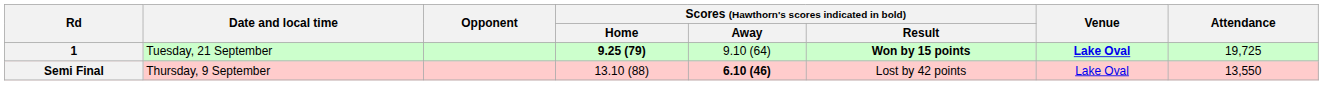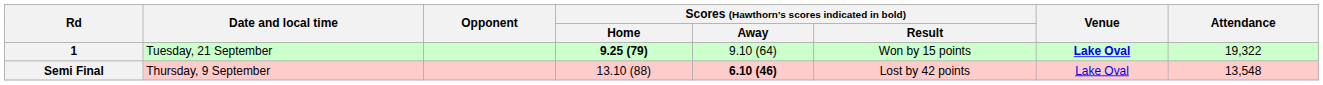(921, 52) bold -> (925, 52) normal
(1243, 52) 19,725 -> (1243, 52) 19,322
(1243, 71) 13,550 -> (1243, 71) 13,548
